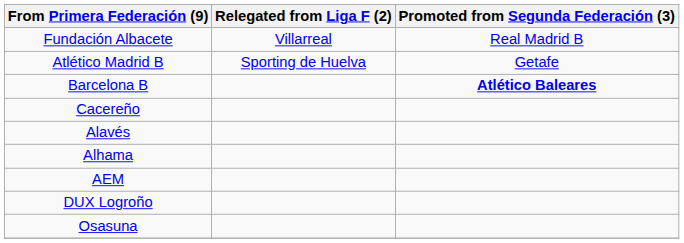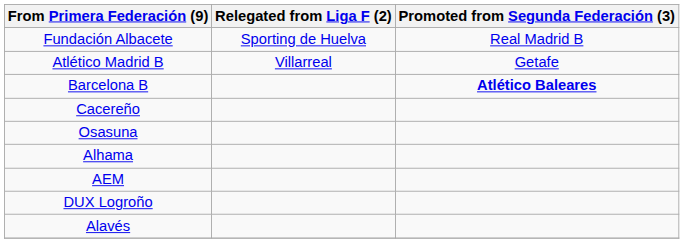(303, 39) Villarreal -> (303, 39) Sporting de Huelva
(303, 62) Sporting de Huelva -> (303, 62) Villarreal
rows swapped: (108, 132) <-> (108, 226)
